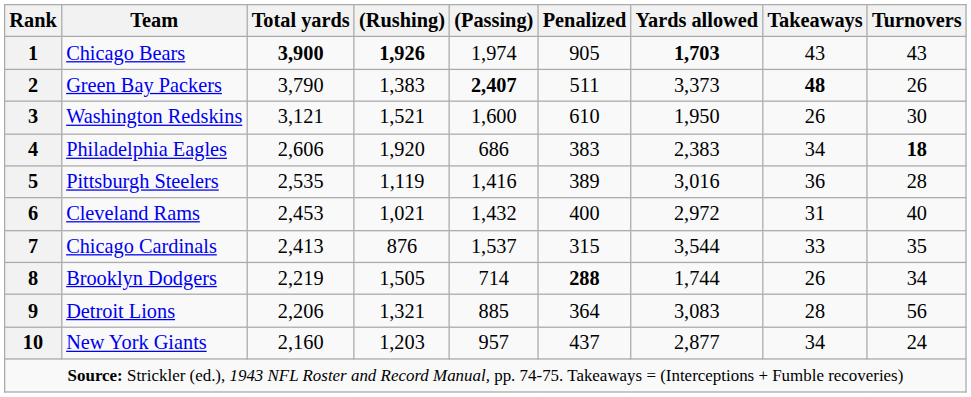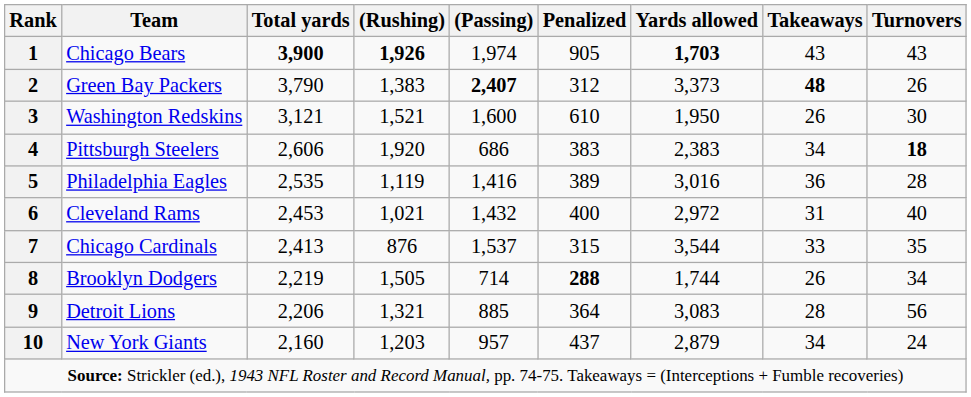(584, 85) 511 -> (584, 85) 312
(147, 149) Philadelphia Eagles -> (142, 149) Pittsburgh Steelers
(142, 181) Pittsburgh Steelers -> (147, 181) Philadelphia Eagles
(697, 342) 2,877 -> (697, 342) 2,879
